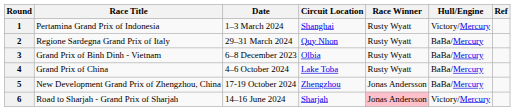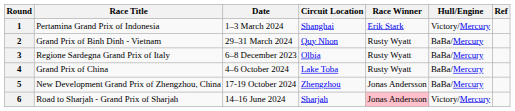(389, 25) Rusty Wyatt -> (386, 25) Erik Stark
(103, 40) Regione Sardegna Grand Prix of Italy -> (99, 40) Grand Prix of Binh Dinh - Vietnam
(99, 55) Grand Prix of Binh Dinh - Vietnam -> (103, 55) Regione Sardegna Grand Prix of Italy
